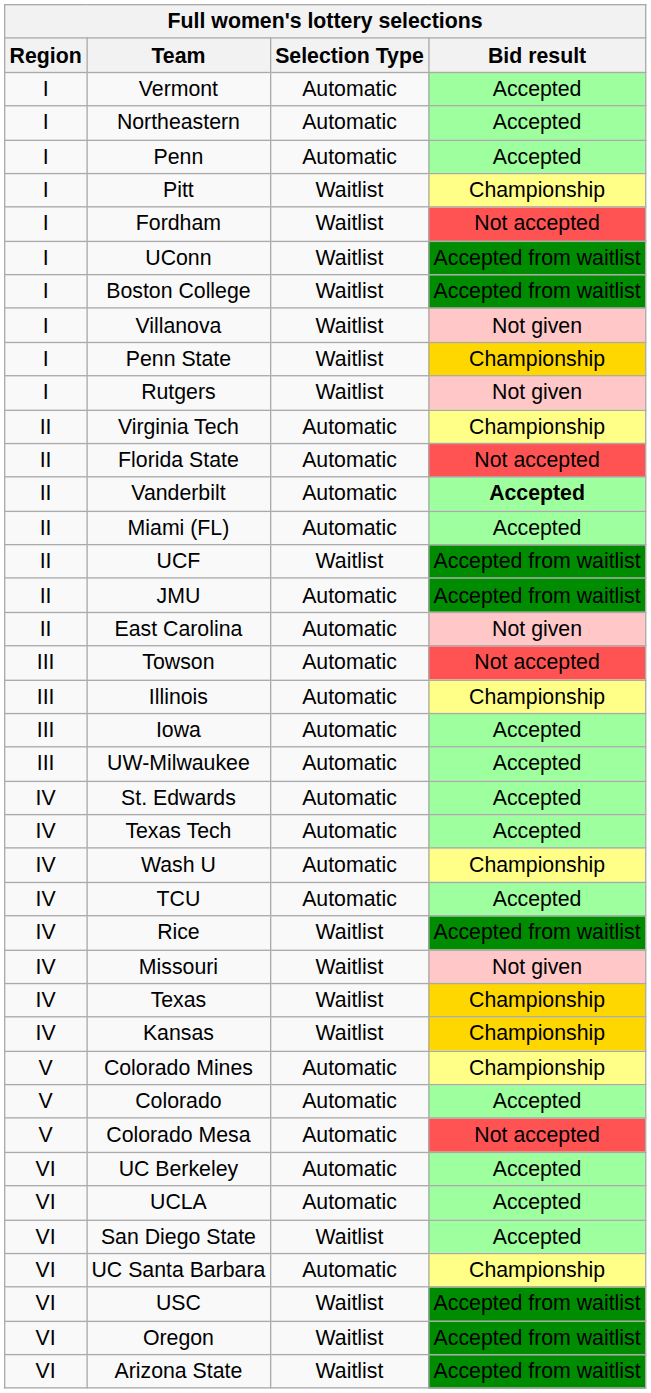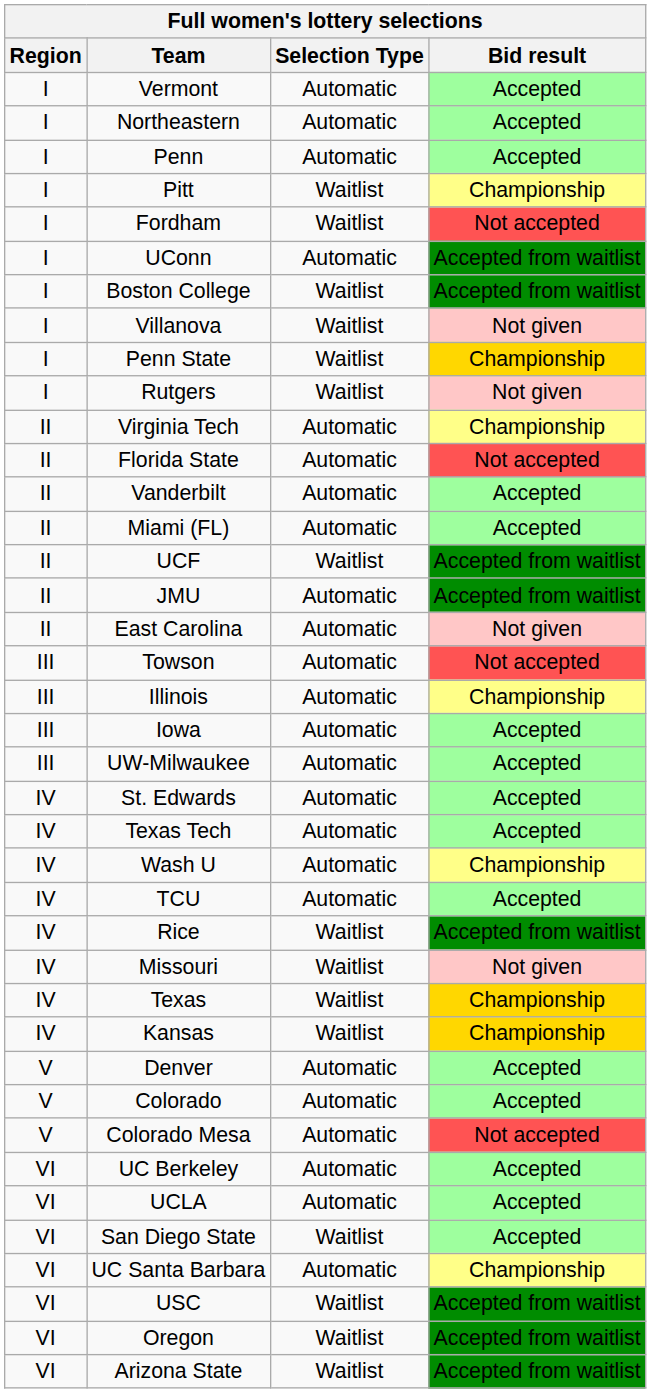(349, 257) Waitlist -> (349, 257) Automatic
(537, 493) bold -> (537, 493) normal
+ row: (178, 1067)
- row: (178, 1067)
